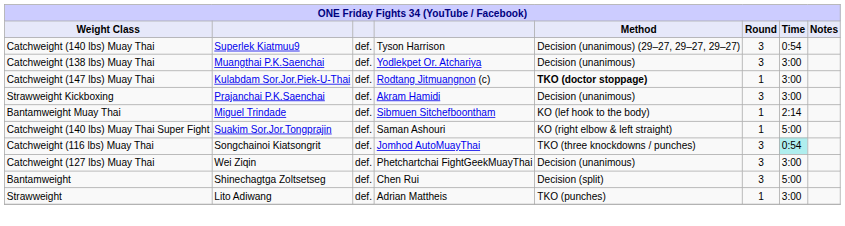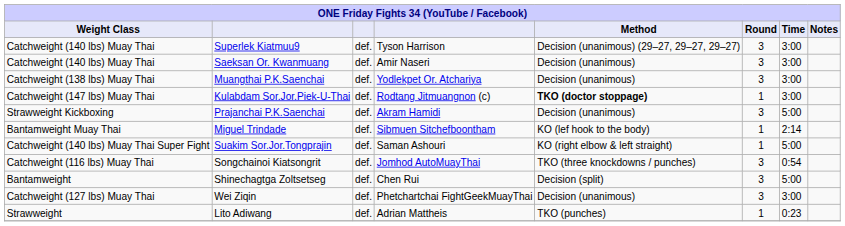(792, 46) 0:54 -> (792, 46) 3:00
+ row: (272, 63)
(792, 96) 3:00 -> (792, 113) 5:00
(792, 146) paleturquoise background -> (792, 163) no background
rows swapped: (235, 163) <-> (270, 179)
(792, 196) 3:00 -> (792, 212) 0:23
